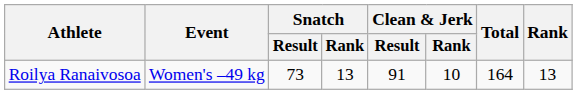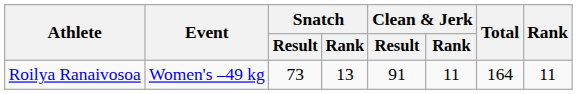(451, 75) 10 -> (451, 75) 11
(548, 75) 13 -> (548, 75) 11
